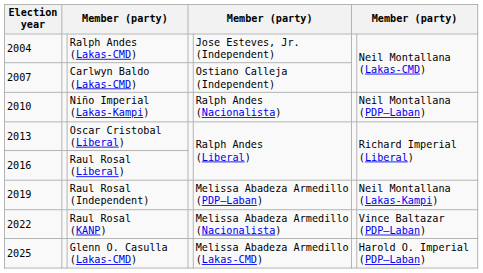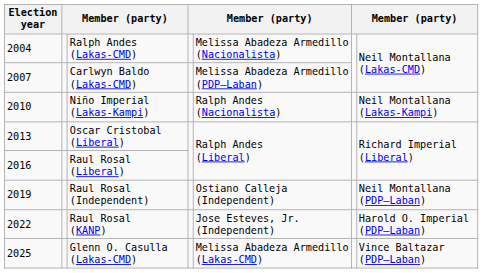(248, 48) Jose Esteves, Jr. (Independent) -> (272, 48) Melissa Abadeza Armedillo (Nacionalista)
(242, 77) Ostiano Calleja (Independent) -> (272, 77) Melissa Abadeza Armedillo (PDP–Laban)
(405, 107) Neil Montallana (PDP–Laban) -> (405, 107) Neil Montallana (Lakas-Kampi)
(272, 194) Melissa Abadeza Armedillo (PDP–Laban) -> (242, 194) Ostiano Calleja (Independent)
(405, 194) Neil Montallana (Lakas-Kampi) -> (405, 194) Neil Montallana (PDP–Laban)
(272, 224) Melissa Abadeza Armedillo (Nacionalista) -> (248, 224) Jose Esteves, Jr. (Independent)
(402, 224) Vince Baltazar (PDP–Laban) -> (414, 224) Harold O. Imperial (PDP–Laban)
(414, 253) Harold O. Imperial (PDP–Laban) -> (402, 253) Vince Baltazar (PDP–Laban)
